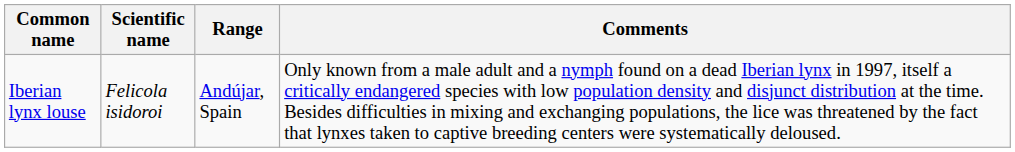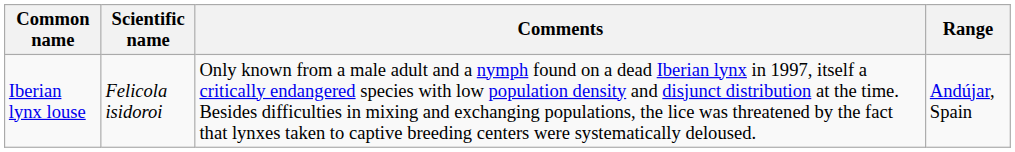columns swapped: (238, 29) <-> (645, 29)
